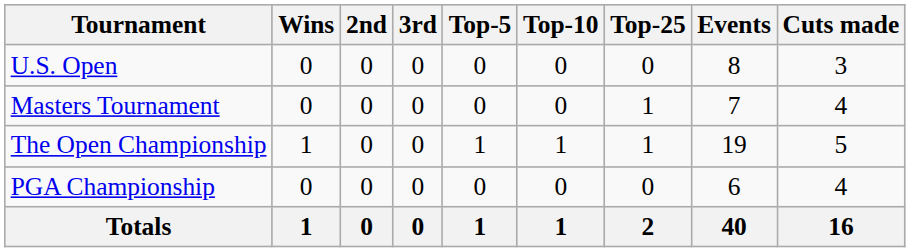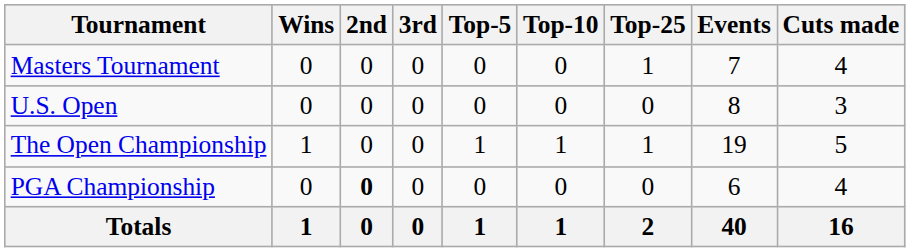rows swapped: (115, 105) <-> (64, 65)
(366, 186) normal -> (366, 186) bold
